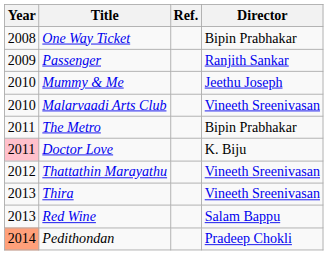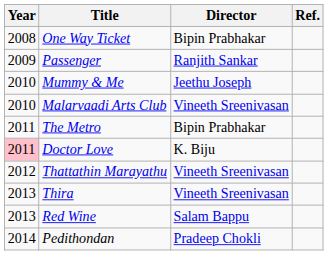columns swapped: (262, 15) <-> (186, 15)
(22, 238) lightsalmon background -> (22, 238) no background
